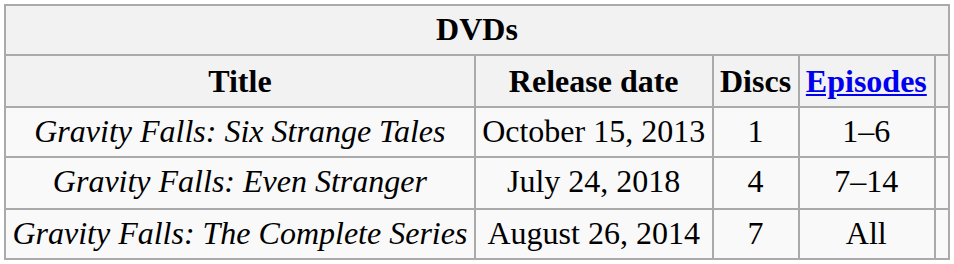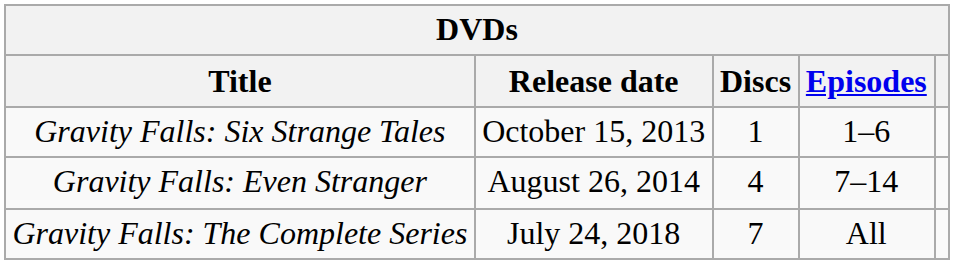(594, 182) July 24, 2018 -> (594, 182) August 26, 2014
(594, 232) August 26, 2014 -> (594, 232) July 24, 2018
